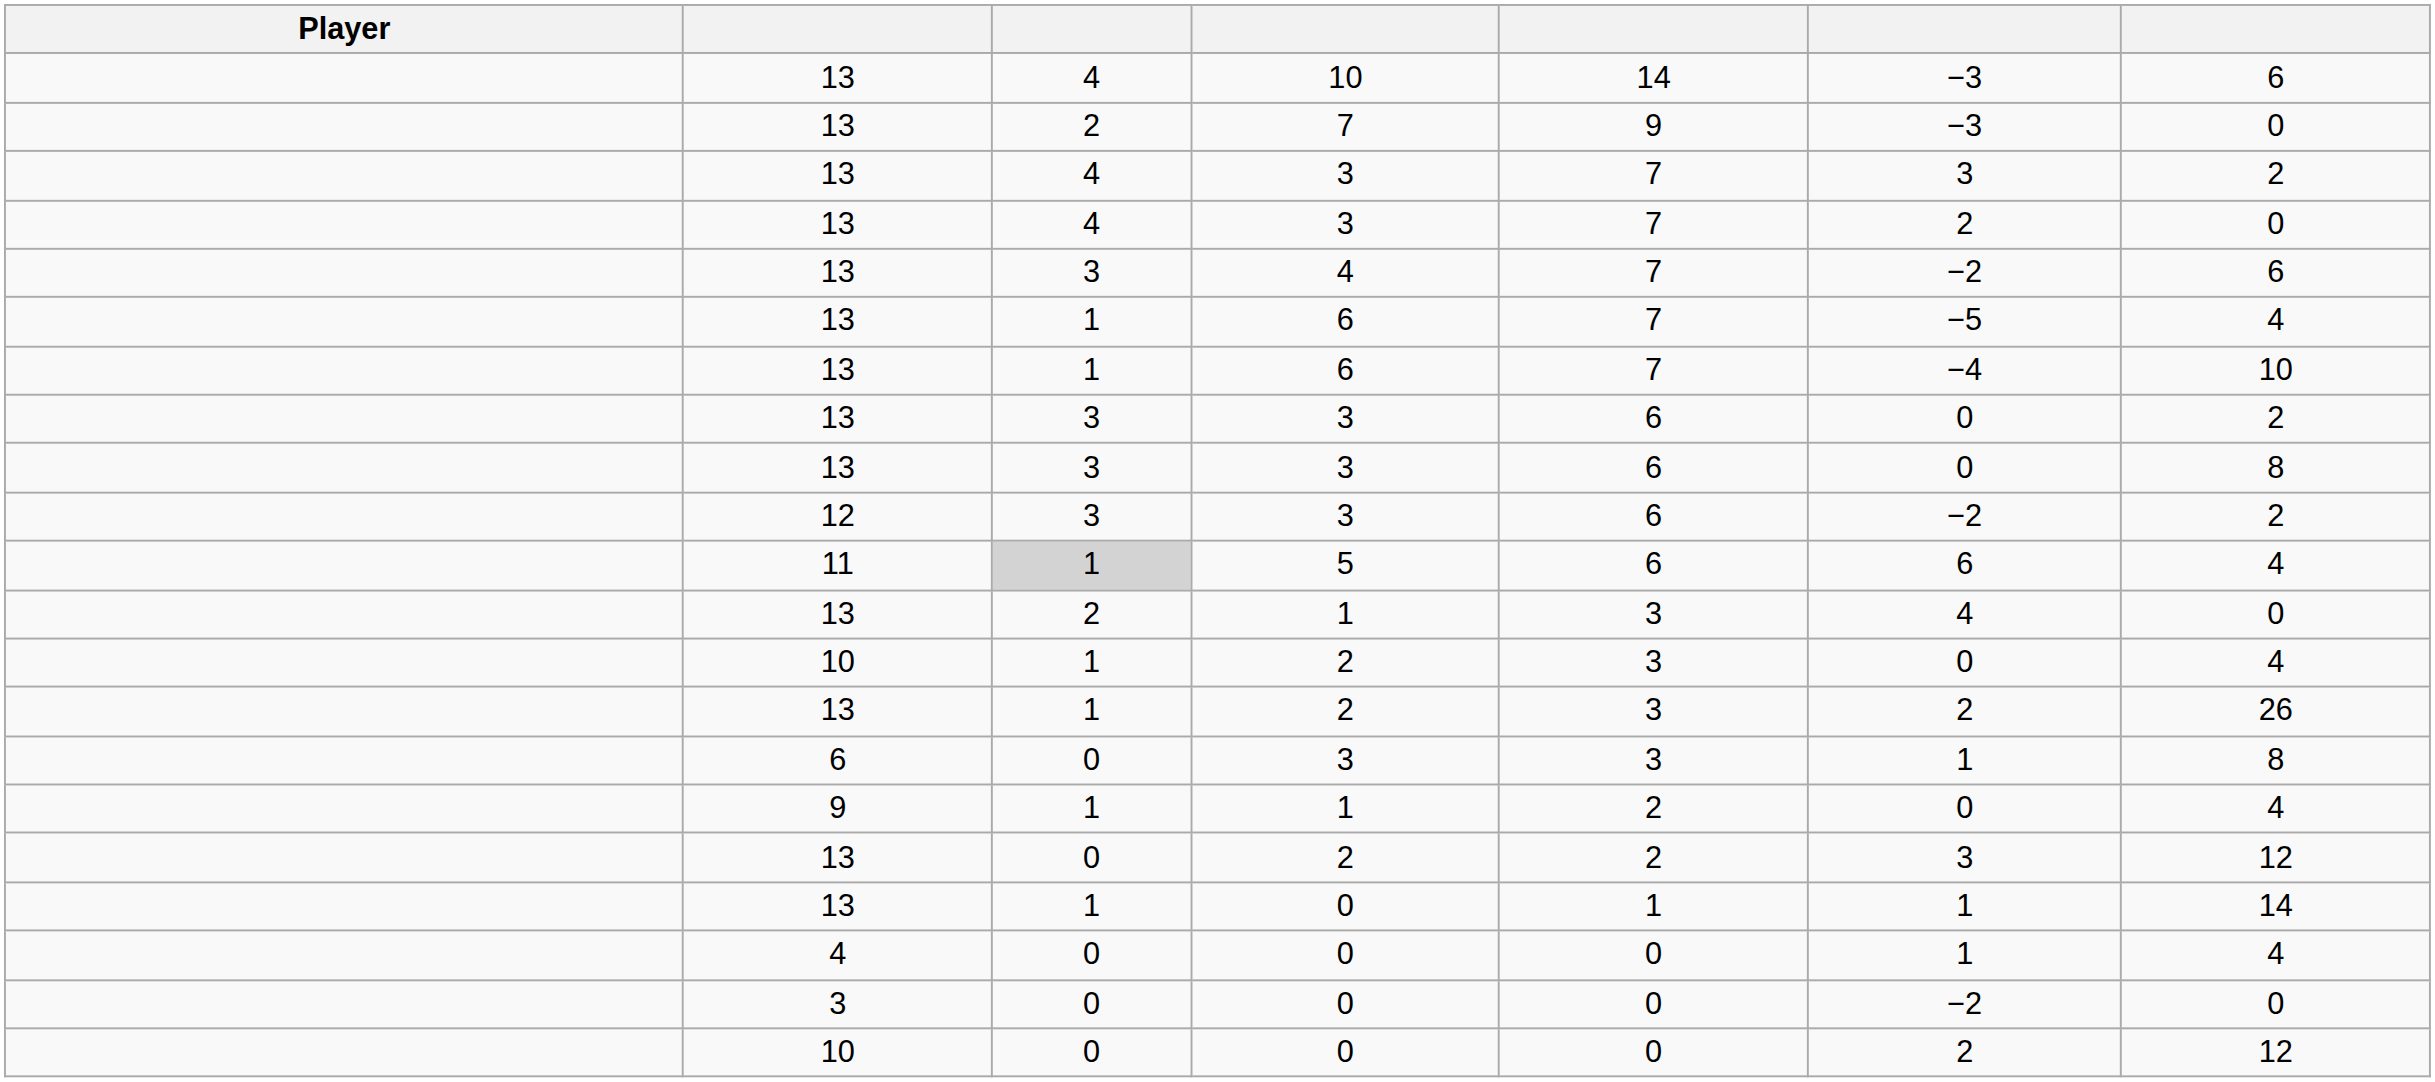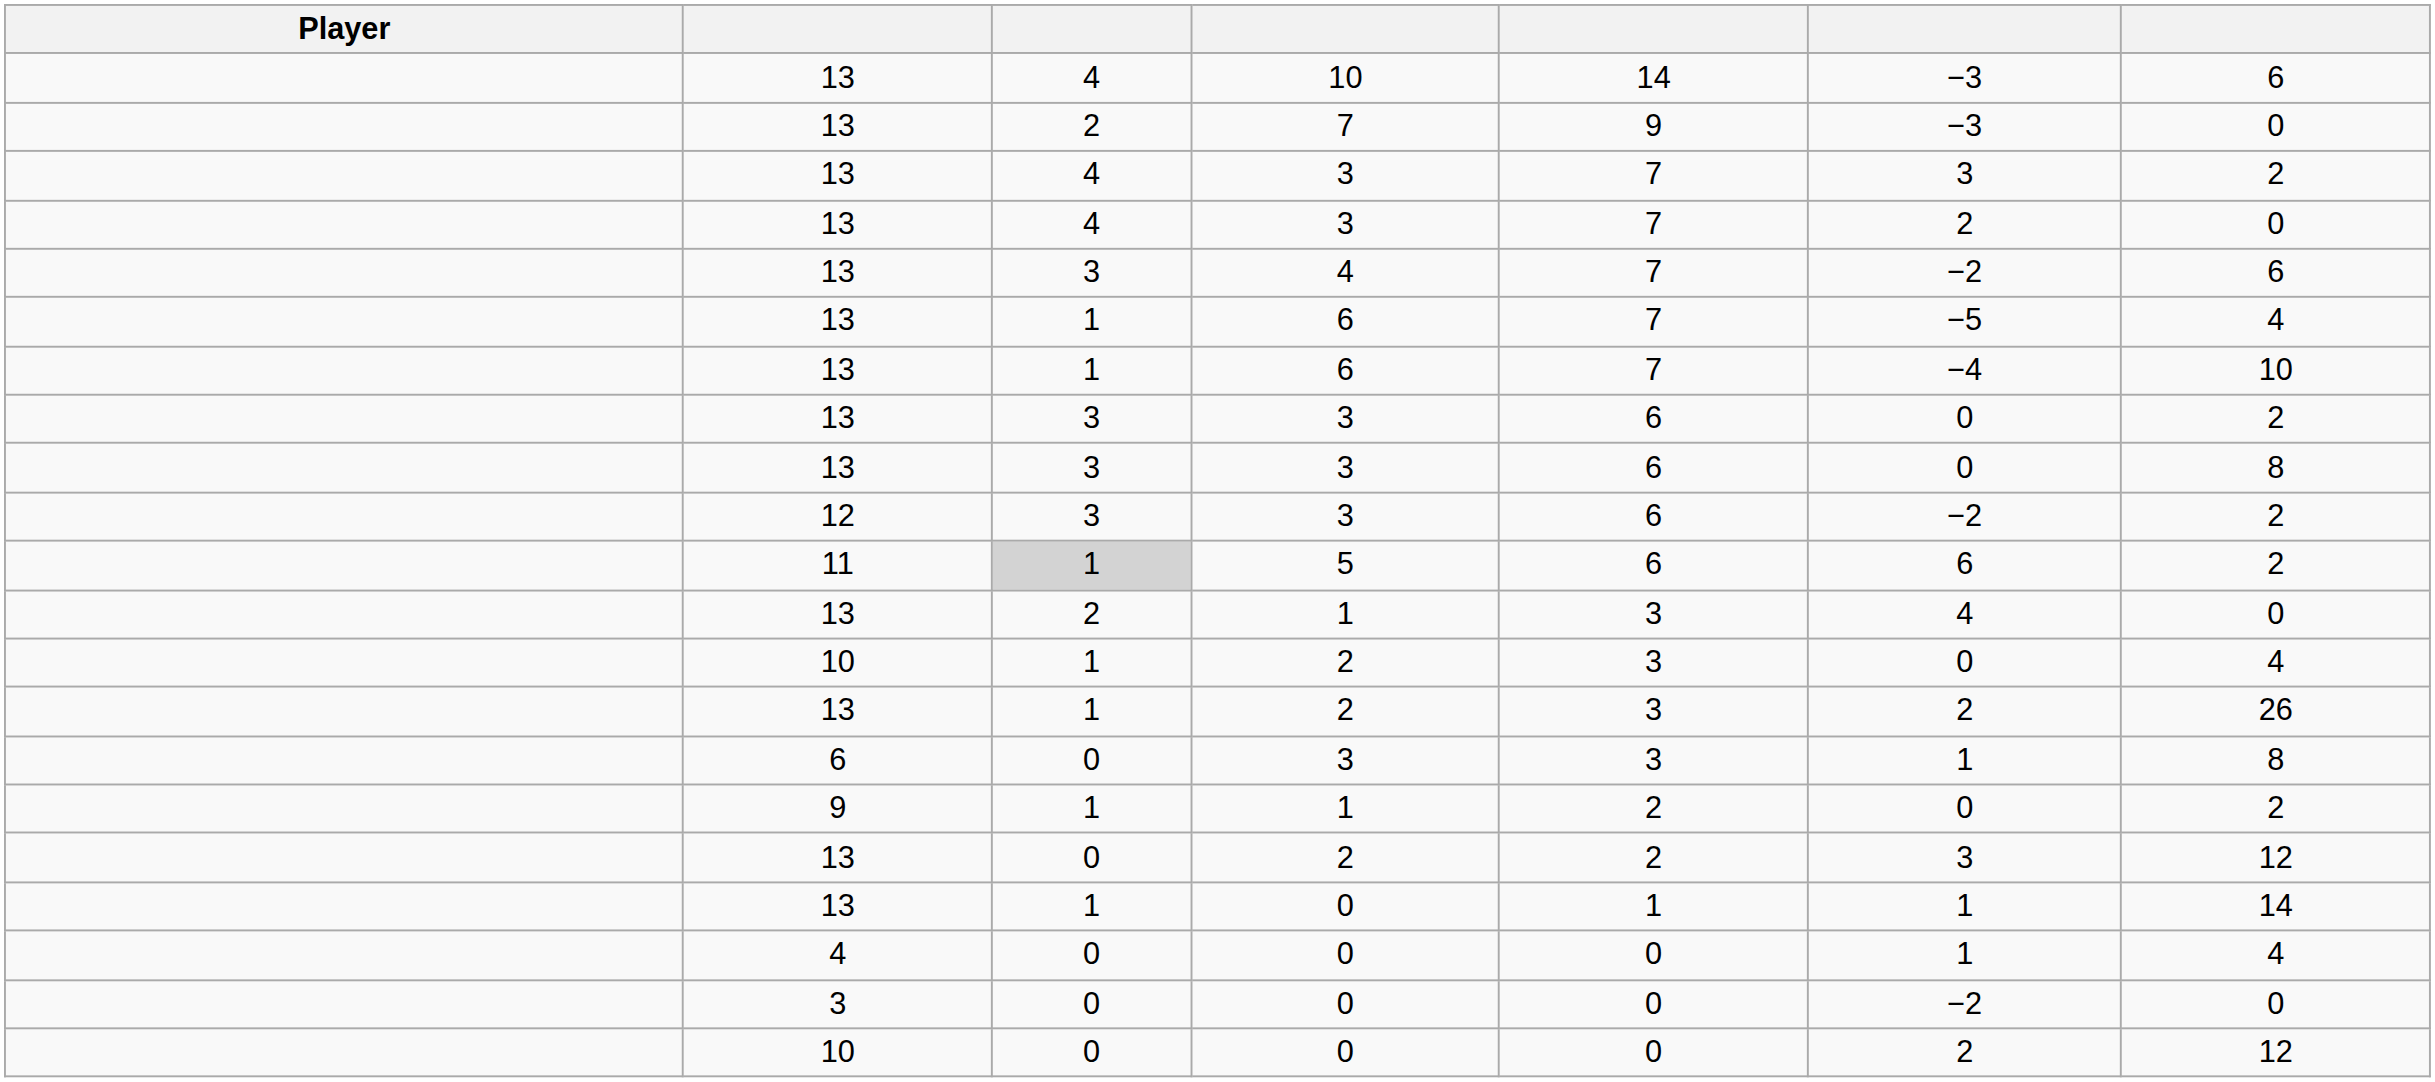(2276, 564) 4 -> (2276, 564) 2
(2276, 808) 4 -> (2276, 808) 2
